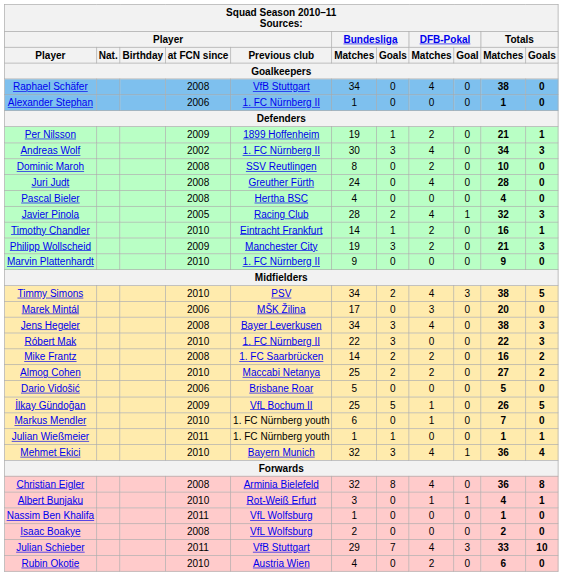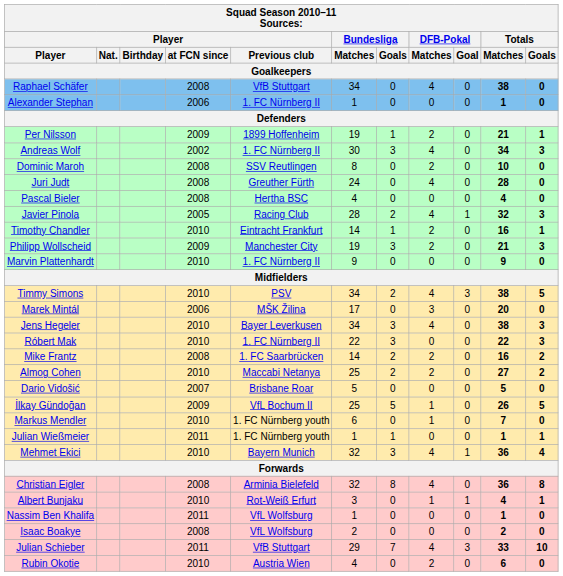(198, 325) 2008 -> (198, 325) 2010
(198, 389) 2006 -> (198, 389) 2007
